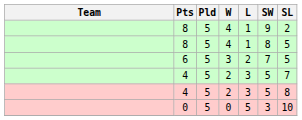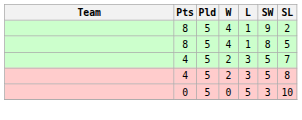- row: (185, 60)
